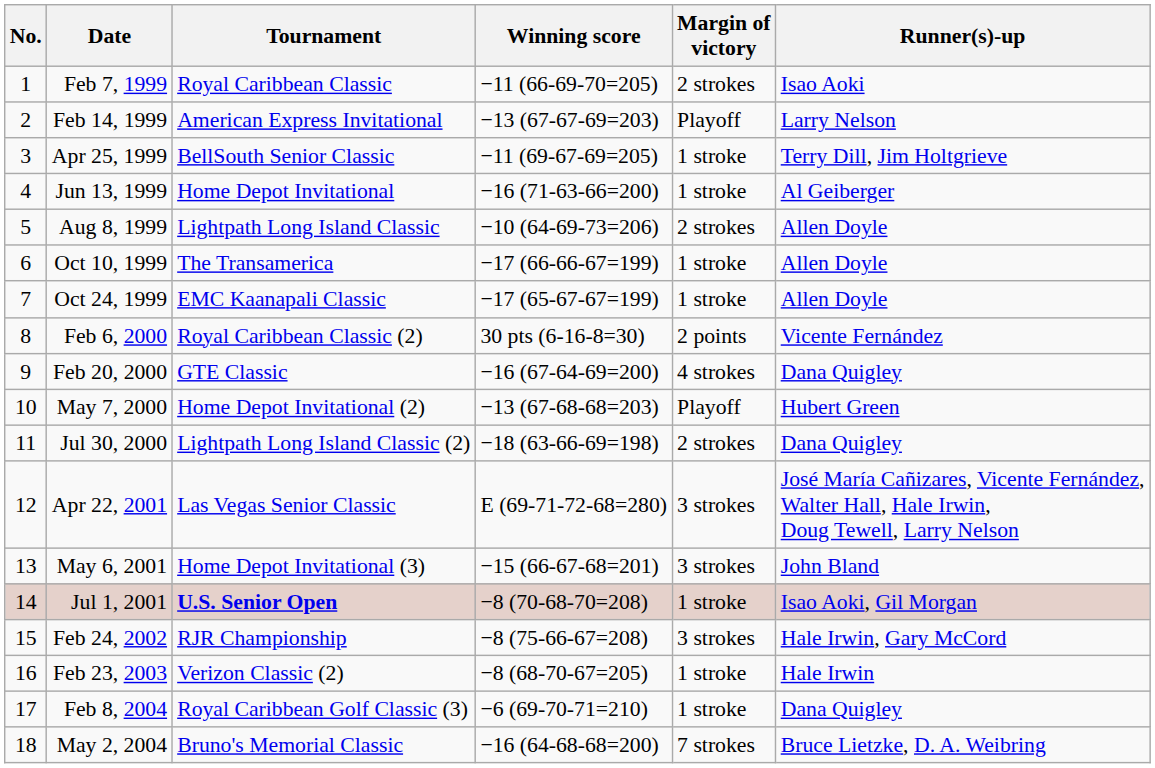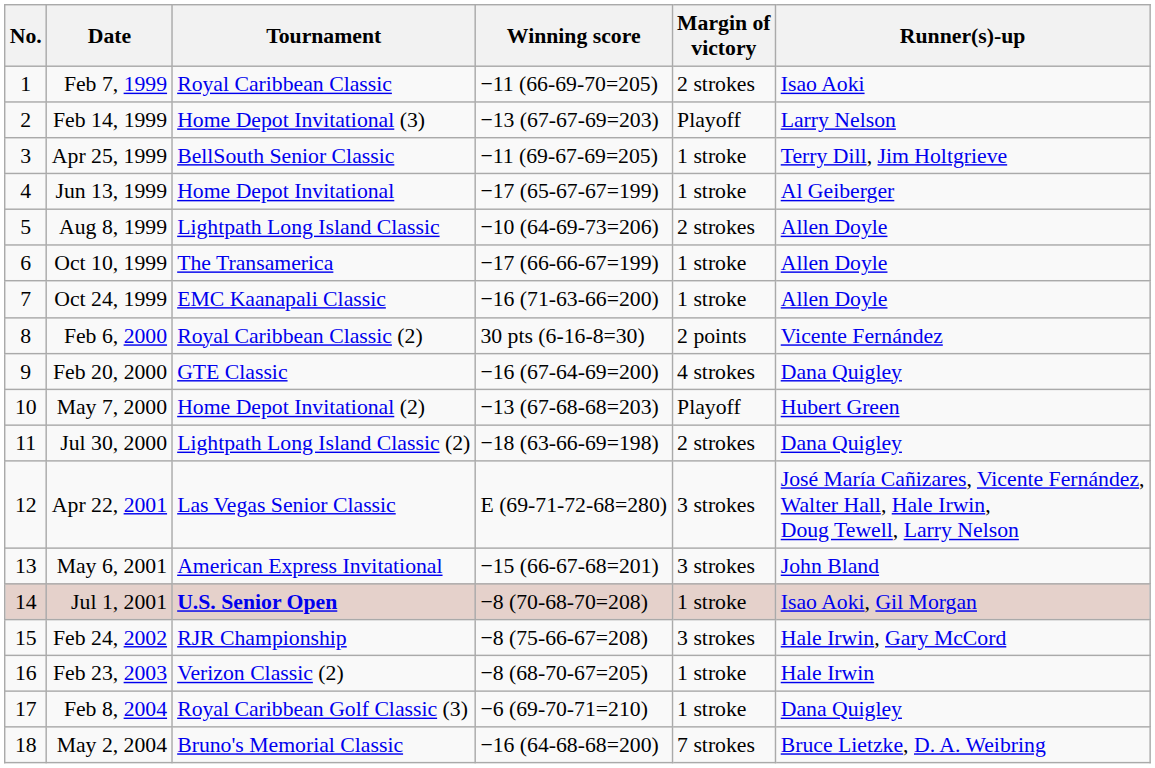(310, 120) American Express Invitational -> (301, 120) Home Depot Invitational (3)
(570, 191) −16 (71-63-66=200) -> (570, 191) −17 (65-67-67=199)
(570, 299) −17 (65-67-67=199) -> (570, 299) −16 (71-63-66=200)
(301, 565) Home Depot Invitational (3) -> (310, 565) American Express Invitational
